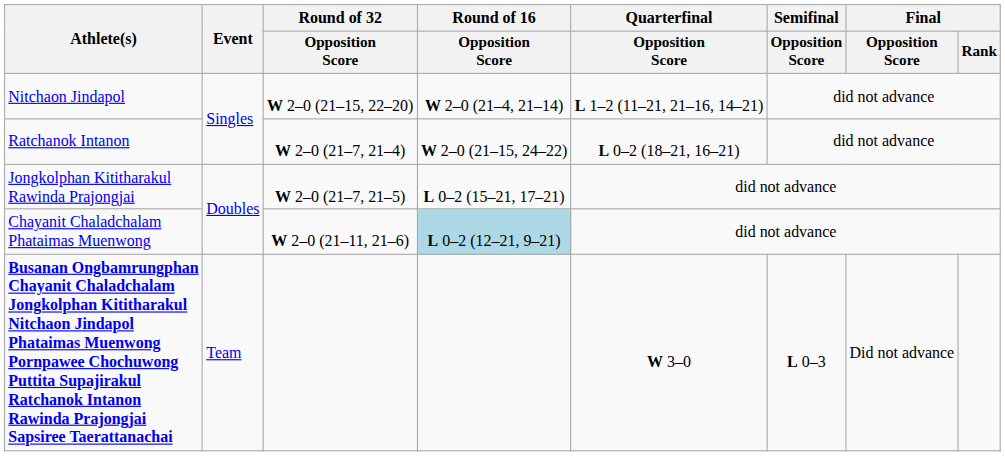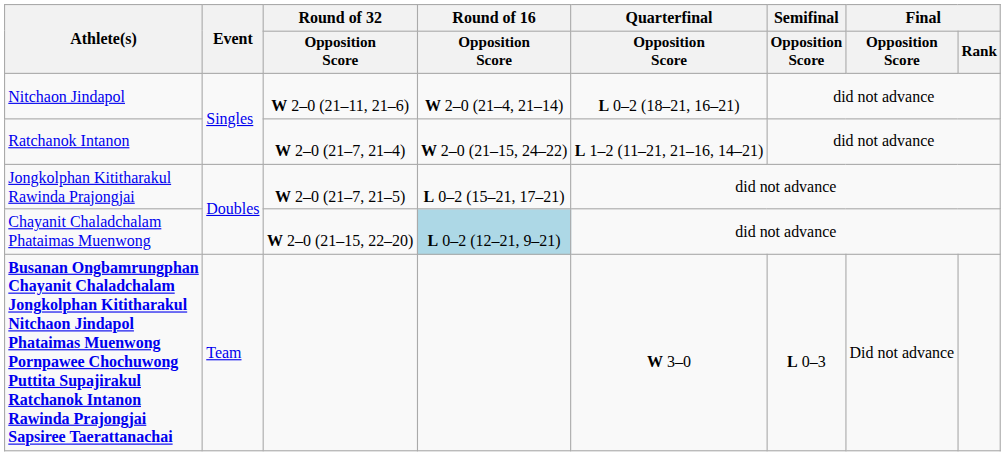(340, 106) W 2–0 (21–15, 22–20) -> (340, 106) W 2–0 (21–11, 21–6)
(669, 106) L 1–2 (11–21, 21–16, 14–21) -> (669, 106) L 0–2 (18–21, 16–21)
(669, 151) L 0–2 (18–21, 16–21) -> (669, 151) L 1–2 (11–21, 21–16, 14–21)
(340, 241) W 2–0 (21–11, 21–6) -> (340, 241) W 2–0 (21–15, 22–20)
